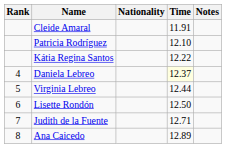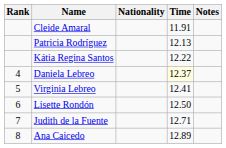(180, 43) 12.10 -> (180, 43) 12.13
(180, 89) 12.44 -> (180, 89) 12.41
